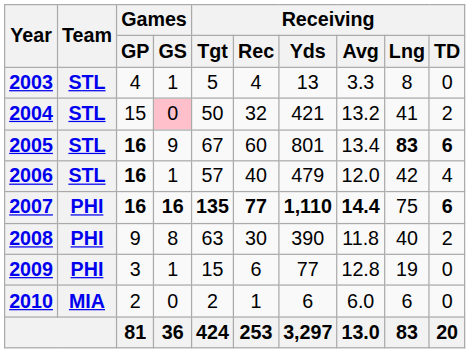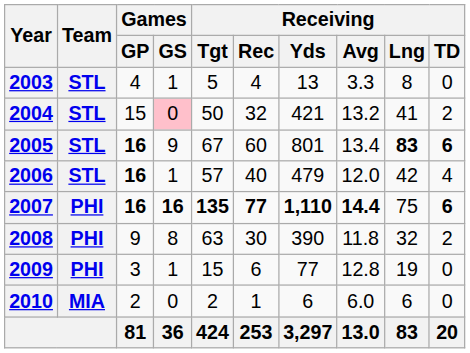(407, 238) 40 -> (407, 238) 32
